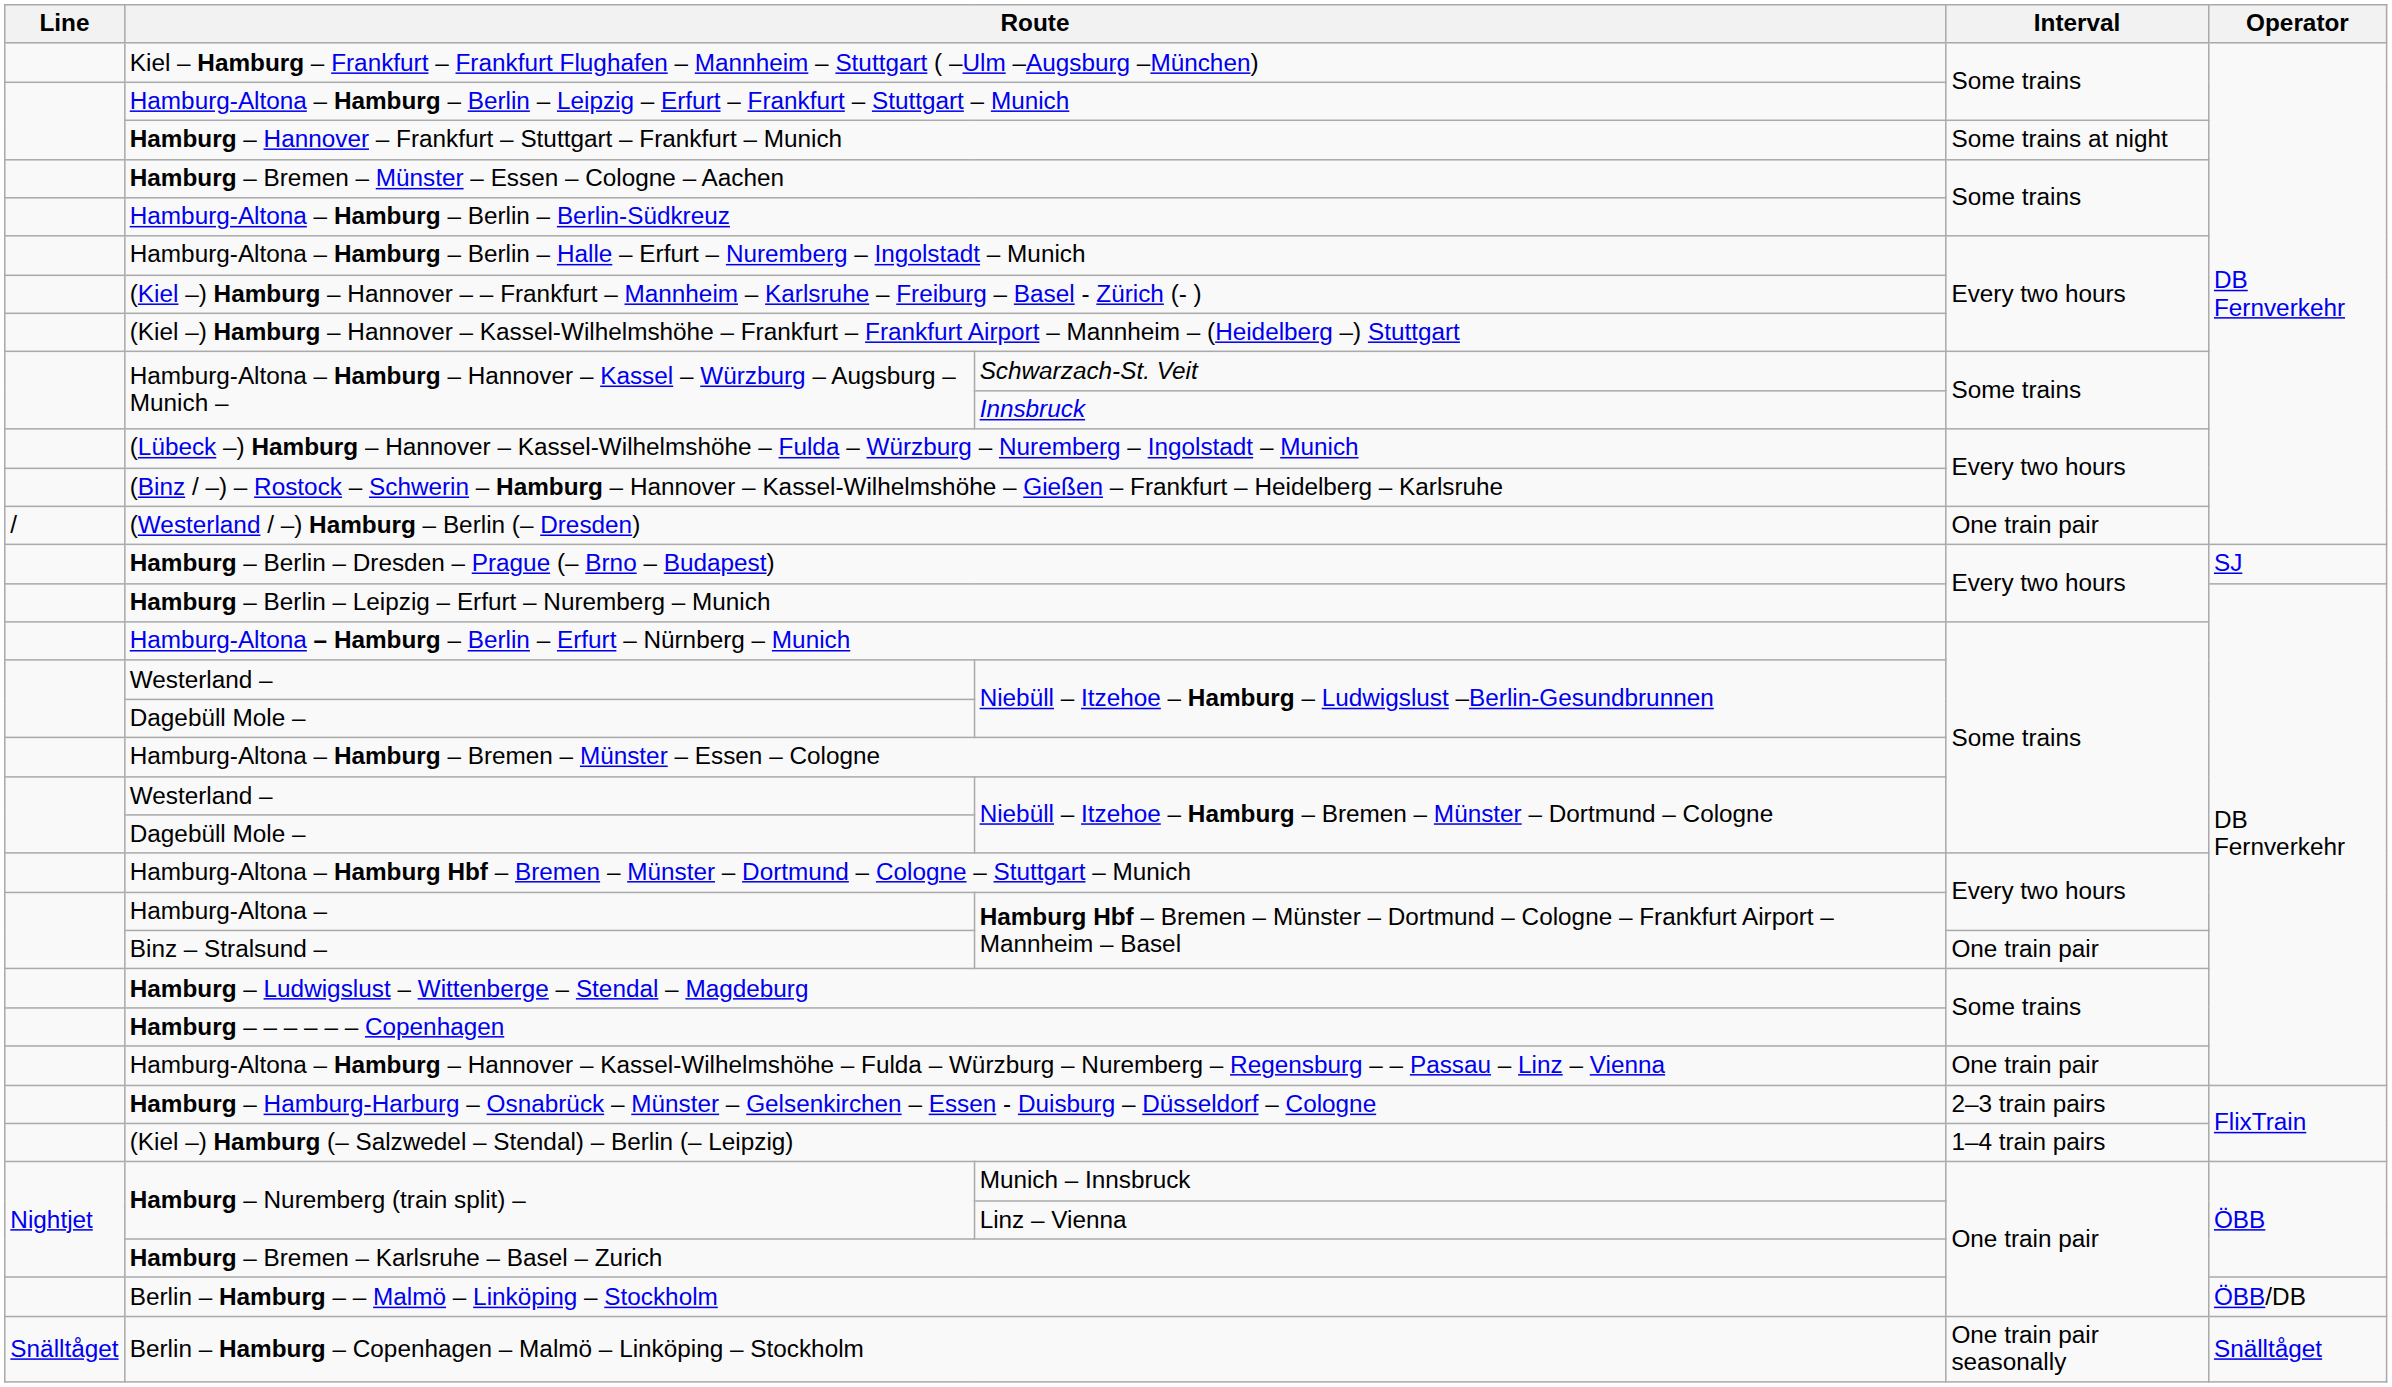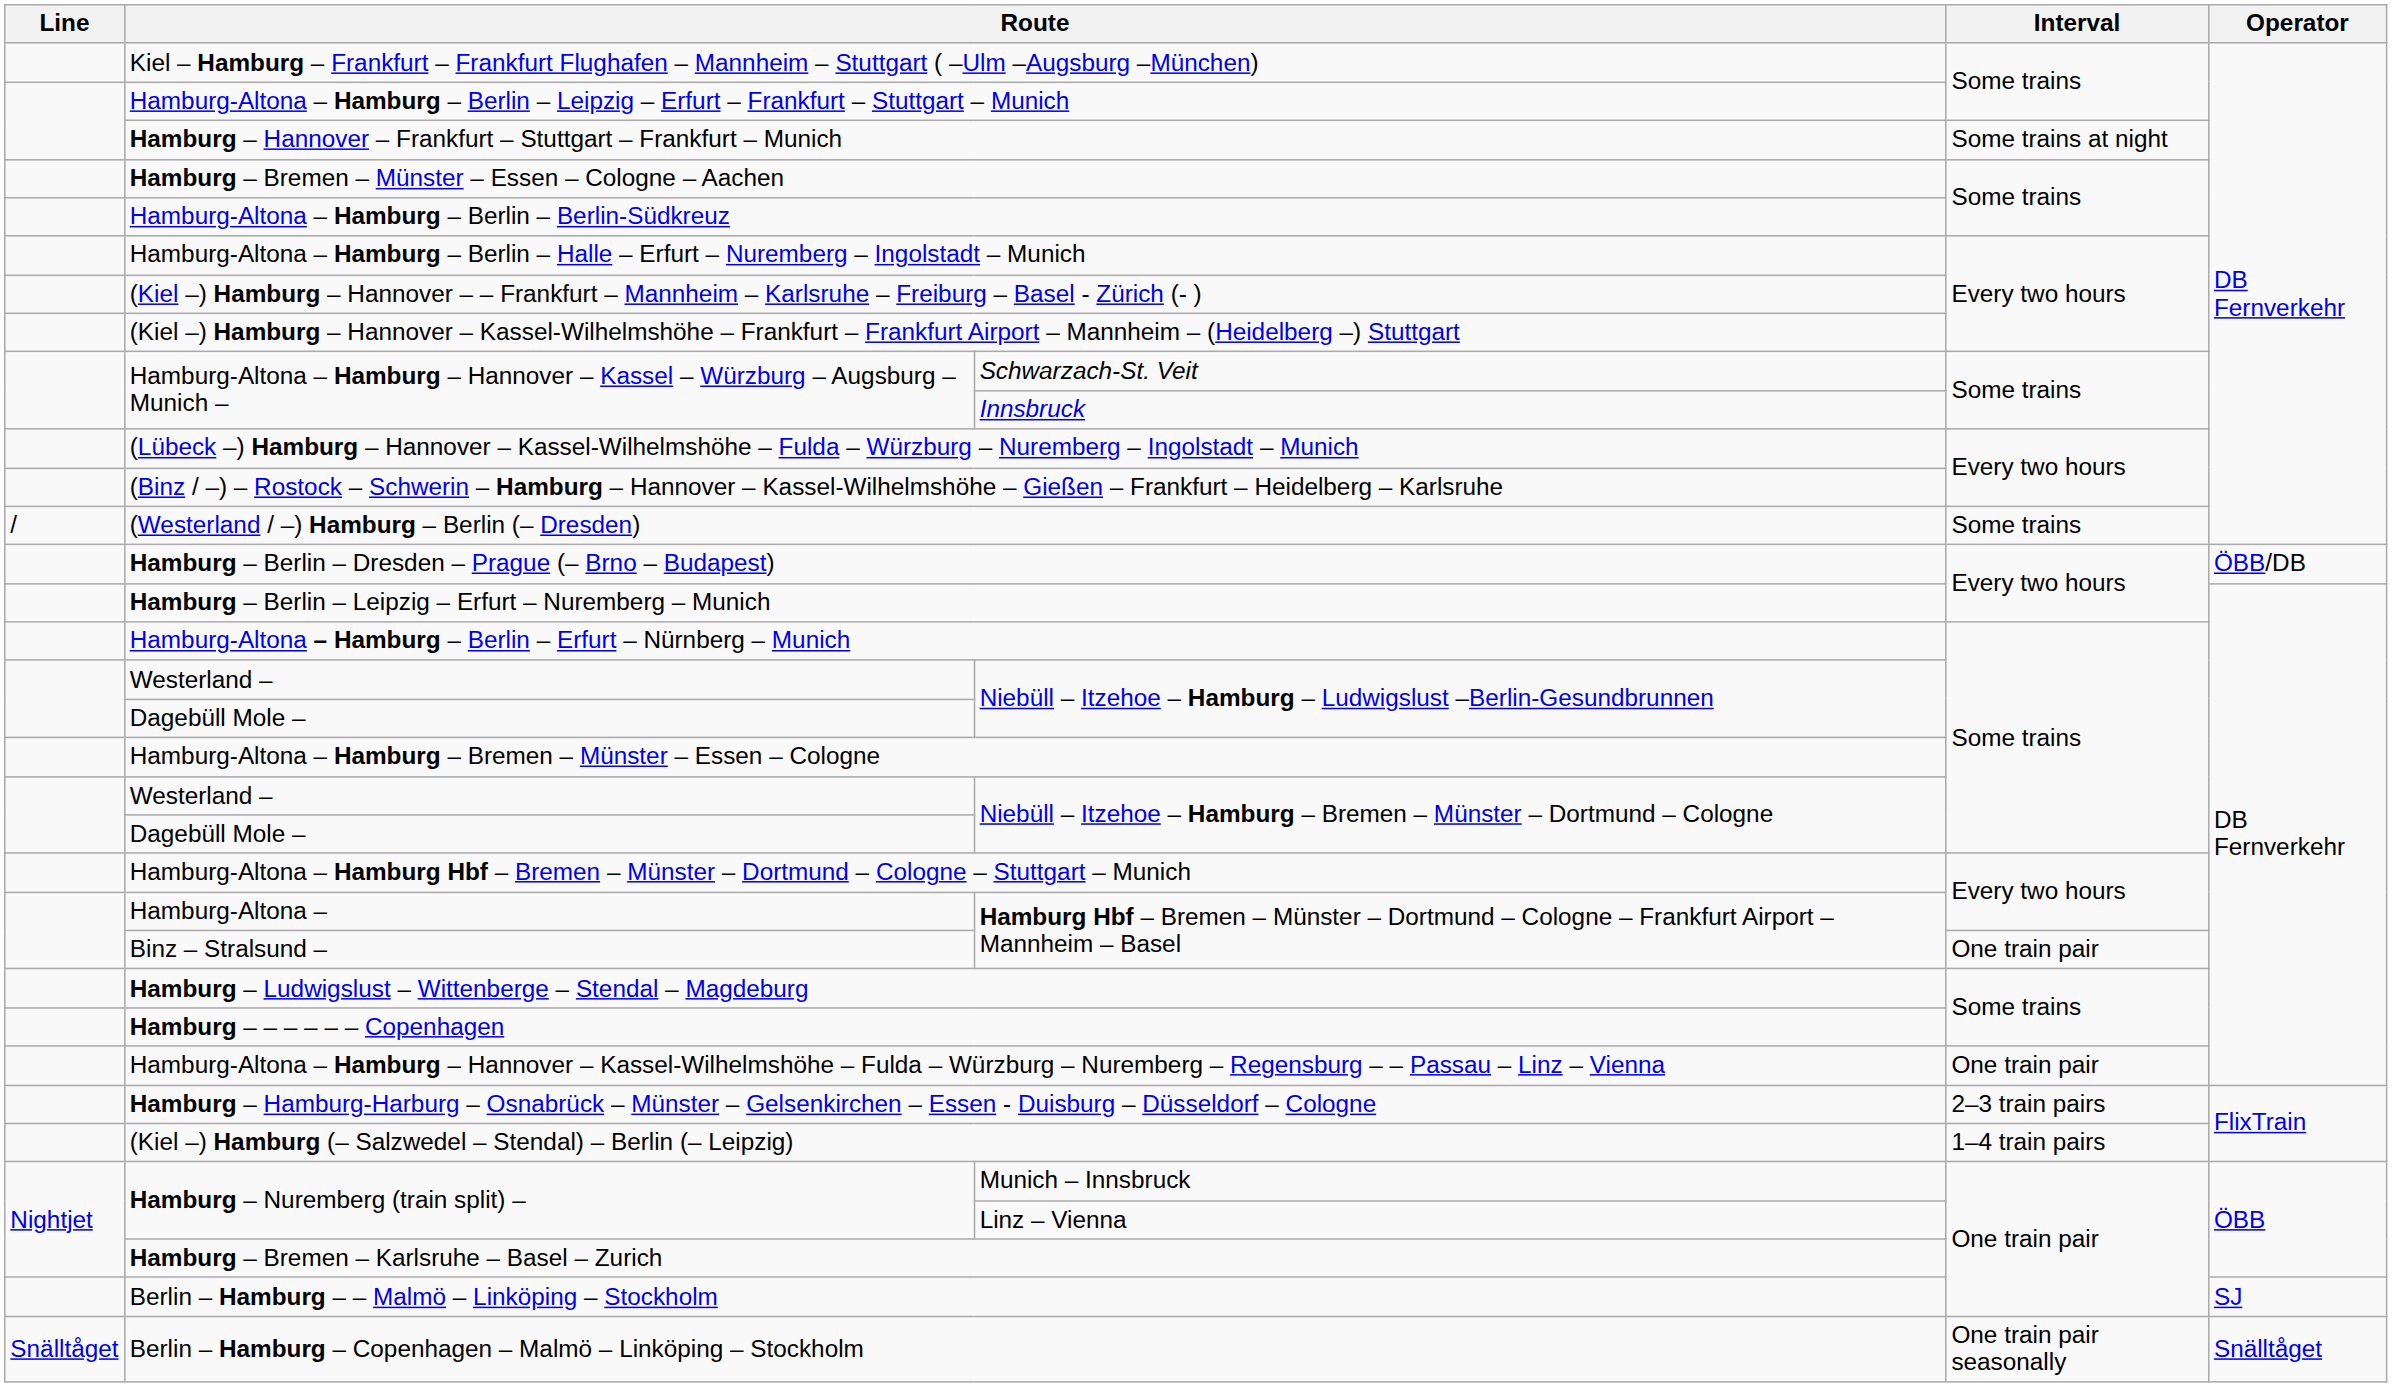(2025, 525) One train pair -> (2016, 525) Some trains
(2228, 563) SJ -> (2260, 563) ÖBB/DB
(2260, 1296) ÖBB/DB -> (2228, 1296) SJ
